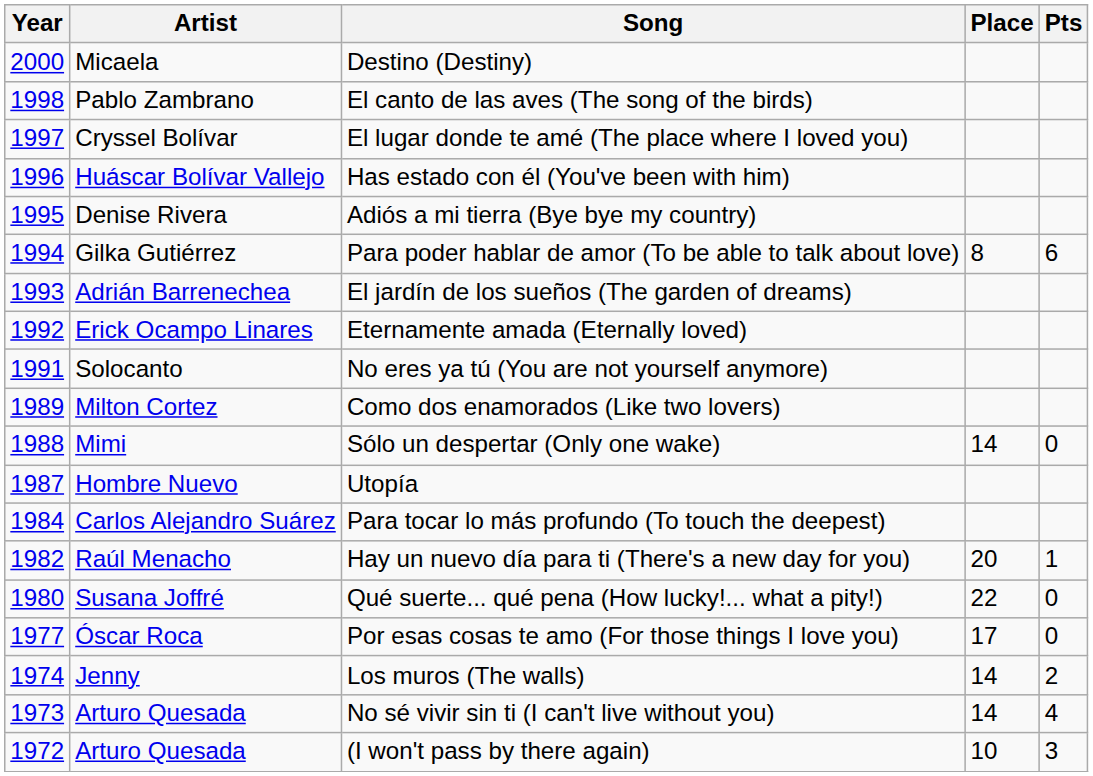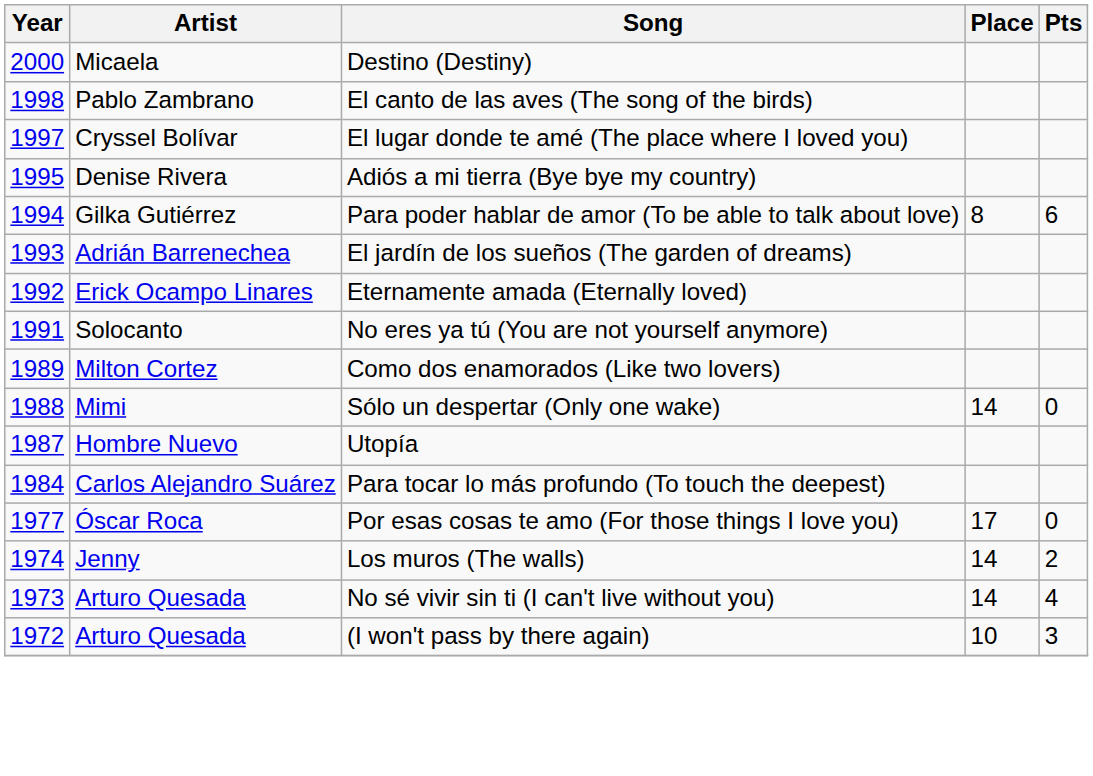- row: (568, 176)
- row: (629, 560)
- row: (615, 598)
